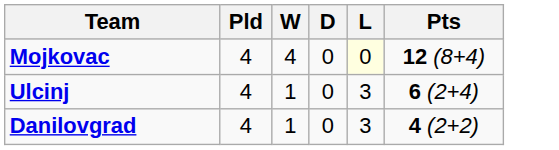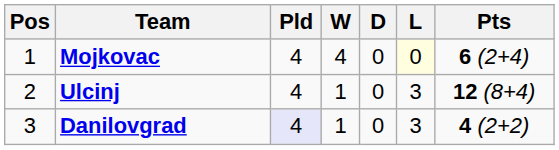+ column: (30, 21)
(444, 56) 12 (8+4) -> (494, 56) 6 (2+4)
(444, 91) 6 (2+4) -> (494, 91) 12 (8+4)
(246, 126) no background -> (296, 126) lavender background
